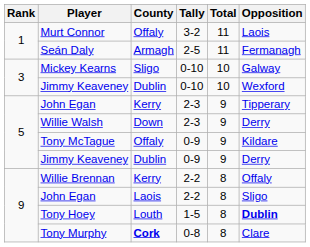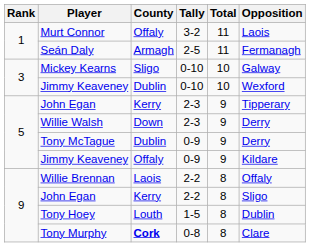(148, 141) Offaly -> (150, 141) Dublin
(260, 141) Kildare -> (256, 141) Derry
(150, 159) Dublin -> (148, 159) Offaly
(256, 159) Derry -> (260, 159) Kildare
(147, 178) Kerry -> (147, 178) Laois
(147, 196) Laois -> (147, 196) Kerry
(260, 214) bold -> (258, 214) normal
